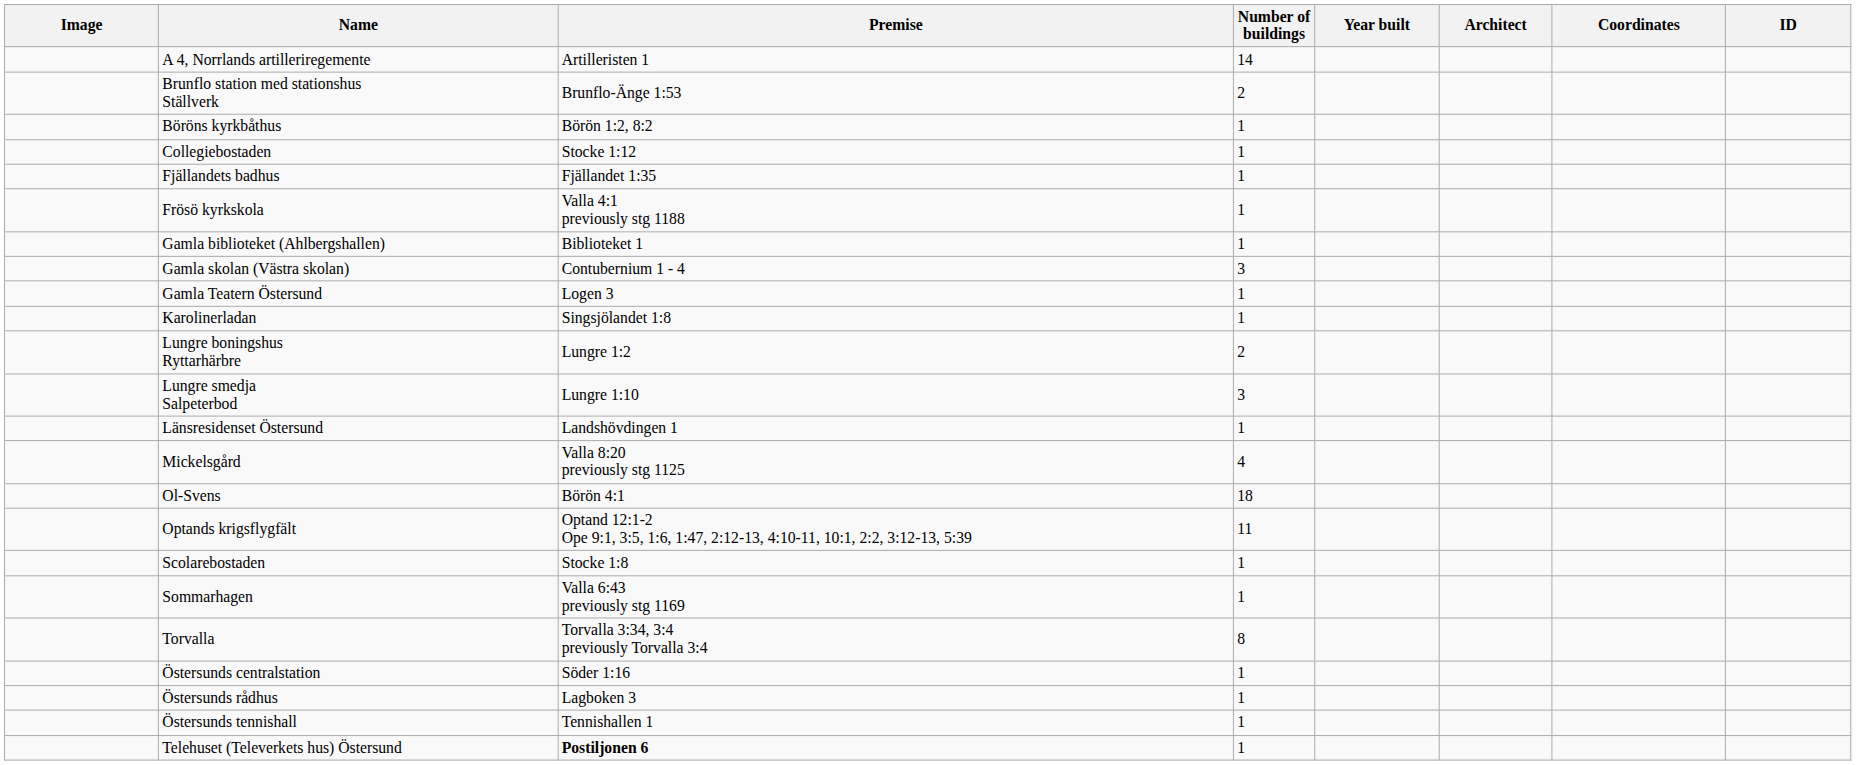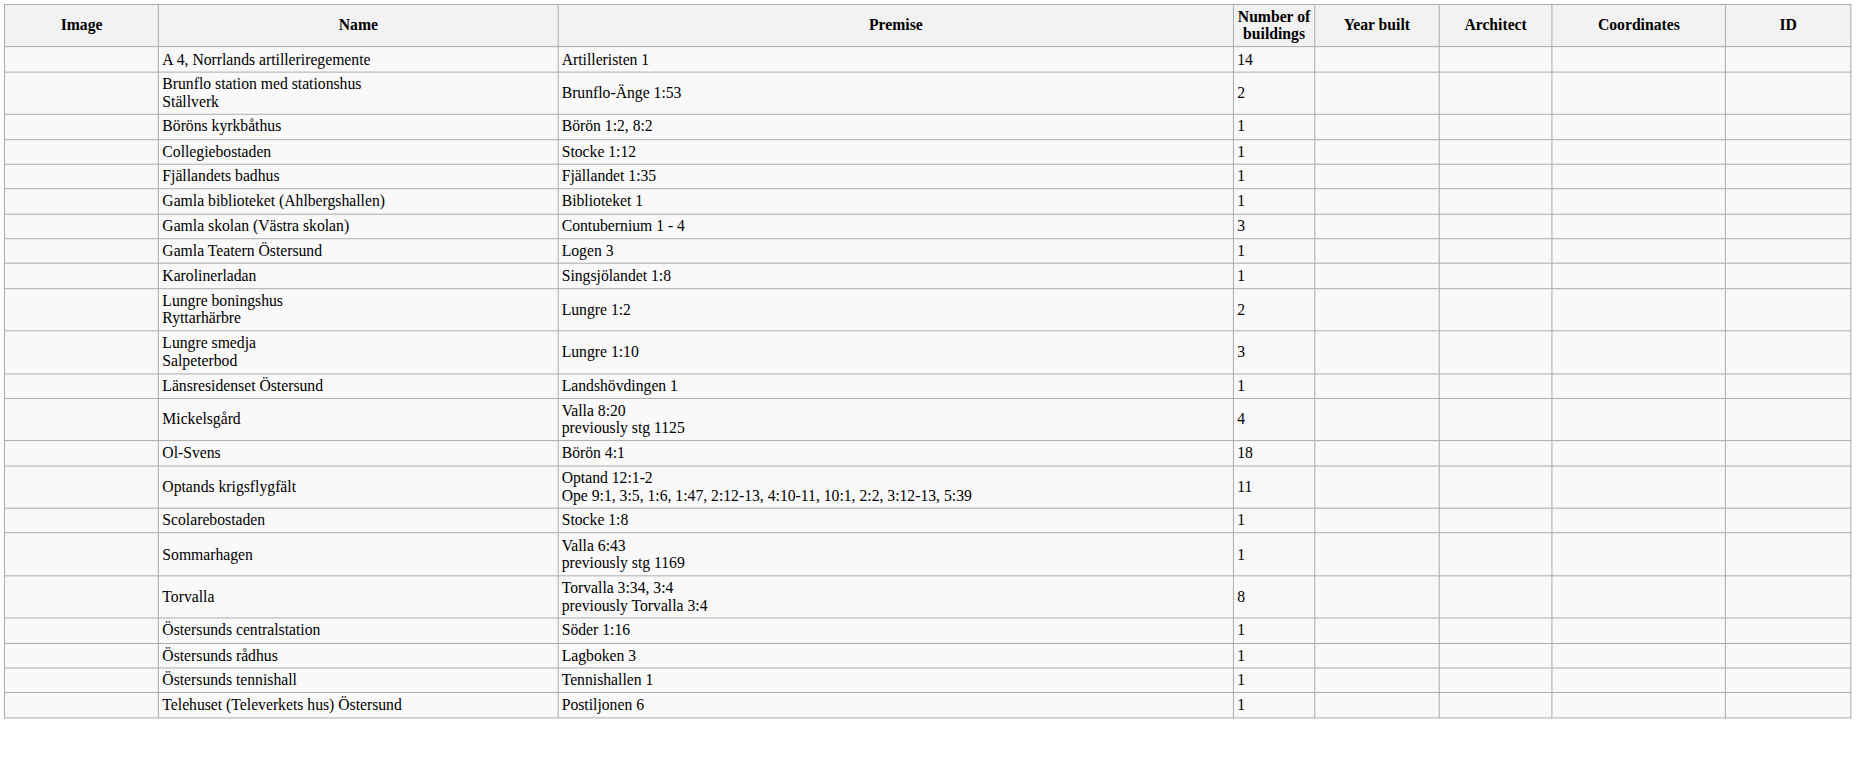- row: (213, 210)
(605, 747) bold -> (603, 705) normal
